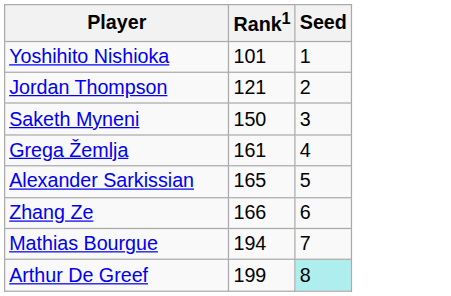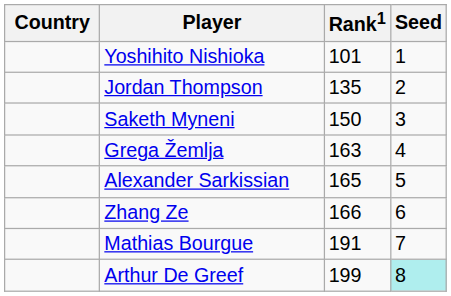+ column: (52, 22)
(250, 87) 121 -> (345, 87) 135
(250, 150) 161 -> (345, 150) 163
(250, 243) 194 -> (345, 243) 191
